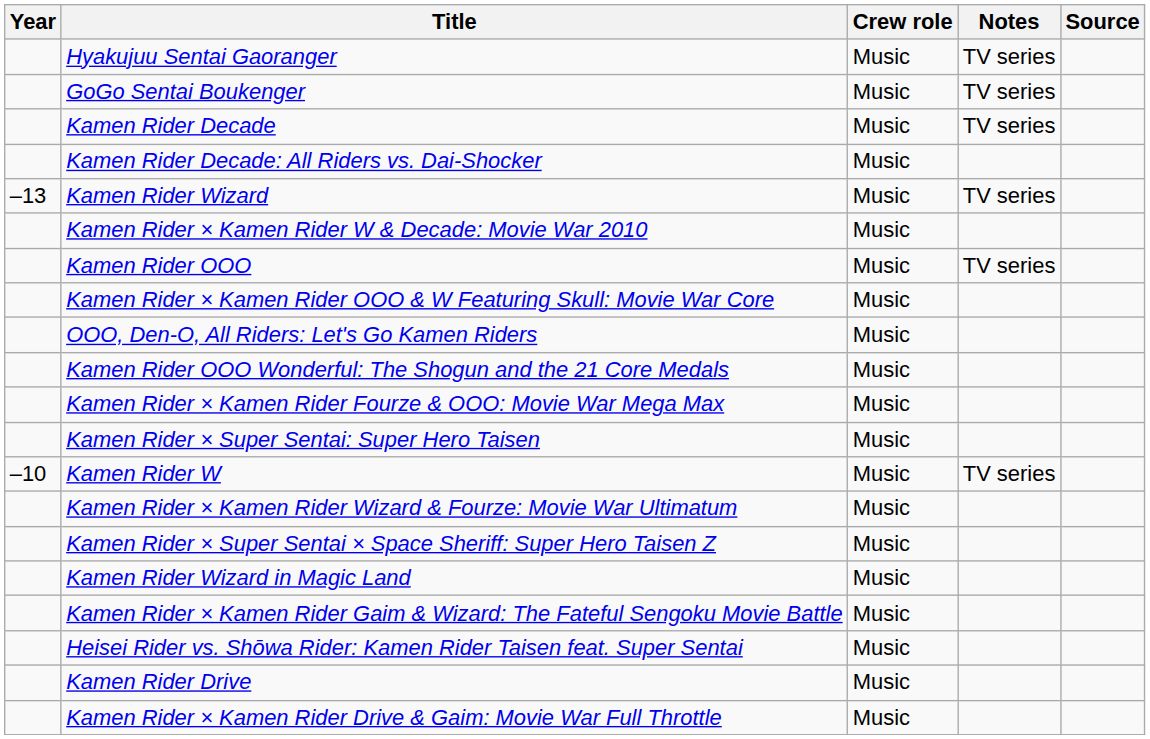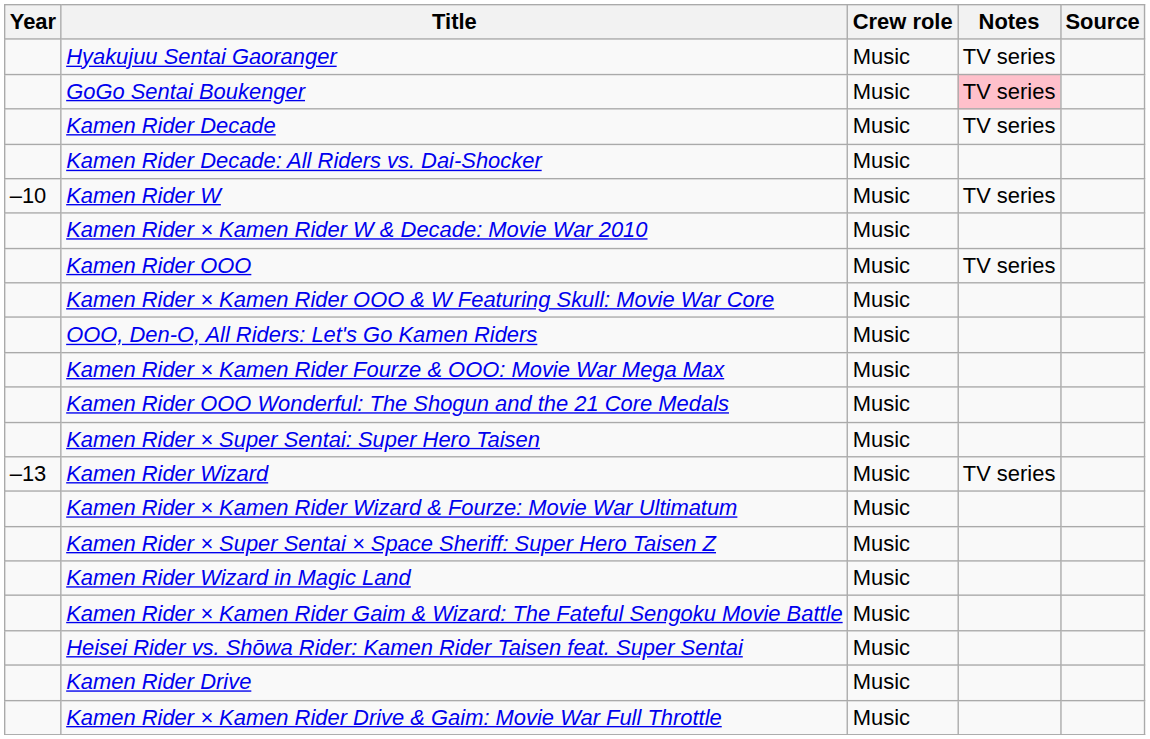(1009, 91) no background -> (1009, 91) pink background
rows swapped: (144, 473) <-> (167, 195)
rows swapped: (398, 369) <-> (395, 404)
